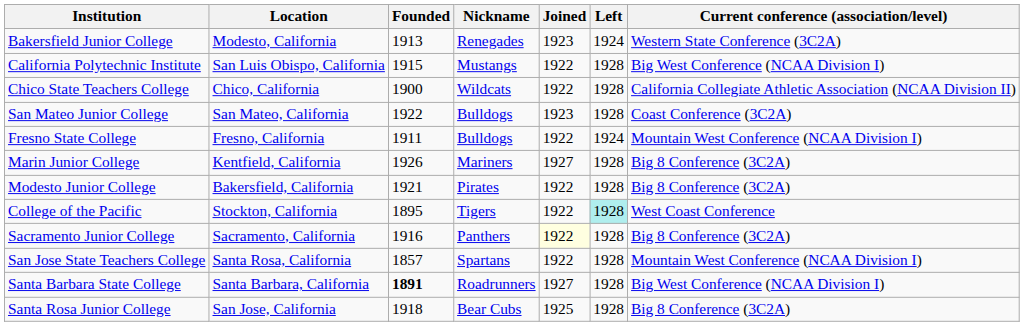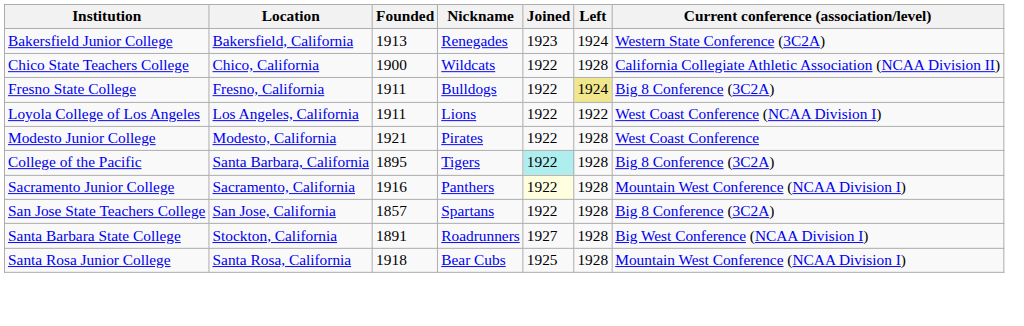(274, 41) Modesto, California -> (283, 41) Bakersfield, California
- row: (104, 65)
- row: (88, 114)
(609, 138) no background -> (593, 89) khaki background
(776, 138) Mountain West Conference (NCAA Division I) -> (695, 89) Big 8 Conference (3C2A)
+ row: (104, 114)
- row: (74, 162)
(283, 187) Bakersfield, California -> (274, 138) Modesto, California
(711, 187) Big 8 Conference (3C2A) -> (687, 138) West Coast Conference
(275, 211) Stockton, California -> (291, 162) Santa Barbara, California
(558, 211) no background -> (542, 162) paleturquoise background
(609, 211) paleturquoise background -> (593, 162) no background
(703, 211) West Coast Conference -> (695, 162) Big 8 Conference (3C2A)
(711, 235) Big 8 Conference (3C2A) -> (761, 187) Mountain West Conference (NCAA Division I)
(282, 260) Santa Rosa, California -> (274, 211) San Jose, California
(776, 260) Mountain West Conference (NCAA Division I) -> (695, 211) Big 8 Conference (3C2A)
(291, 284) Santa Barbara, California -> (275, 235) Stockton, California
(407, 284) bold -> (391, 235) normal
(274, 308) San Jose, California -> (282, 260) Santa Rosa, California
(711, 308) Big 8 Conference (3C2A) -> (761, 260) Mountain West Conference (NCAA Division I)
